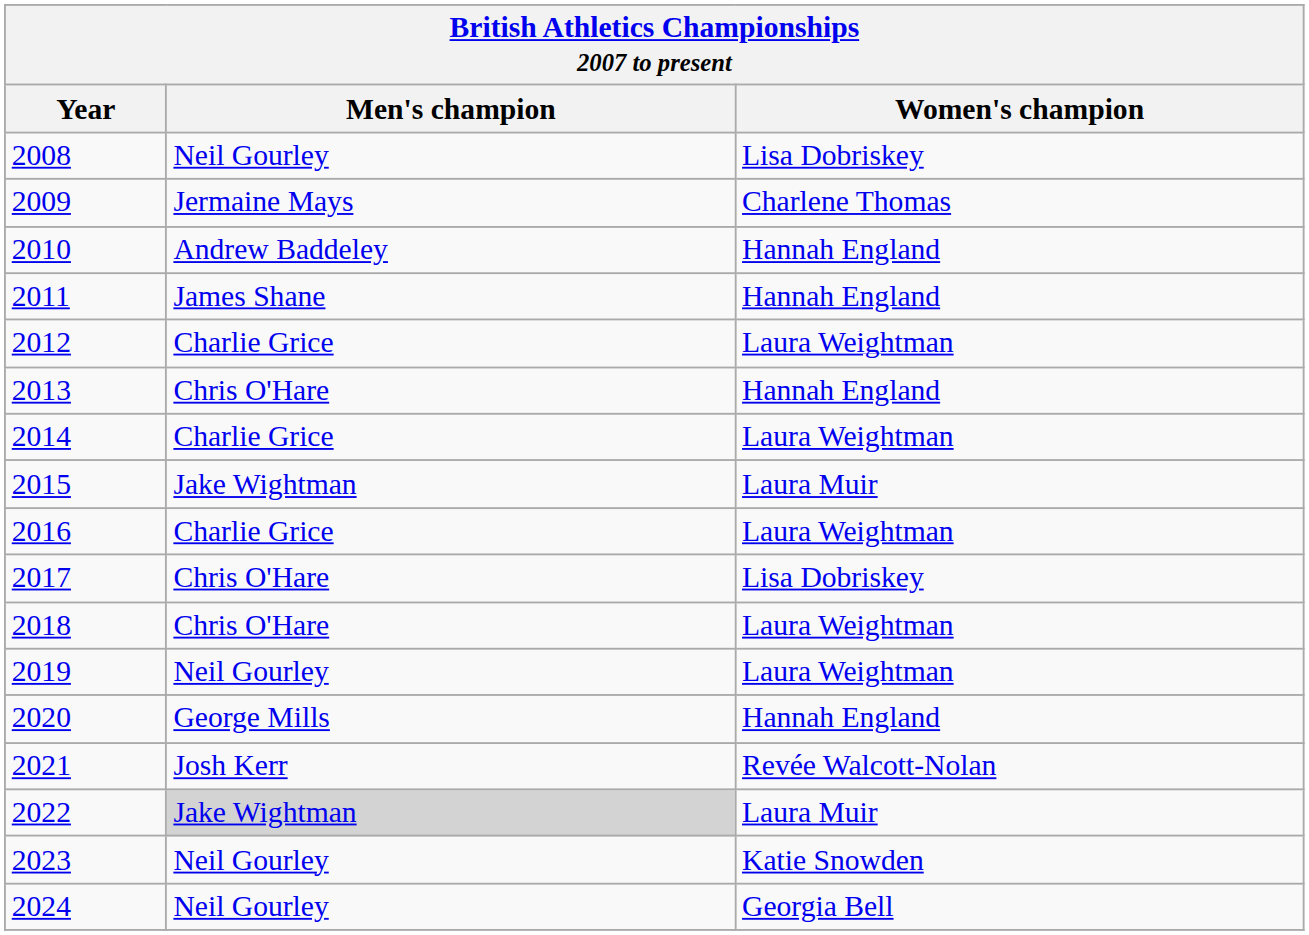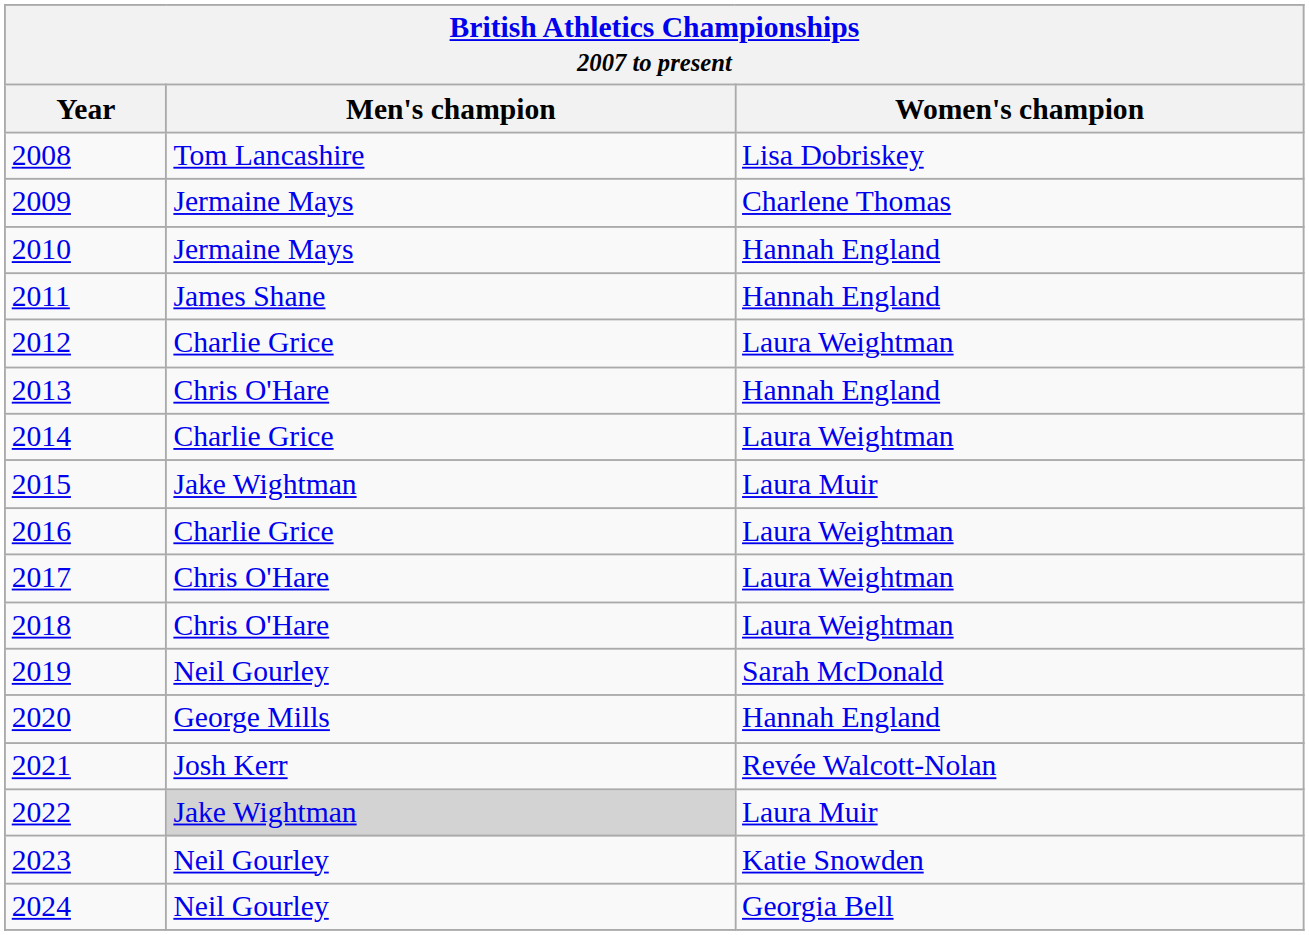(251, 155) Neil Gourley -> (269, 155) Tom Lancashire
(281, 249) Andrew Baddeley -> (263, 249) Jermaine Mays
(833, 577) Lisa Dobriskey -> (848, 577) Laura Weightman
(848, 671) Laura Weightman -> (843, 671) Sarah McDonald
